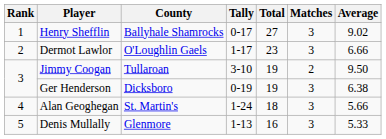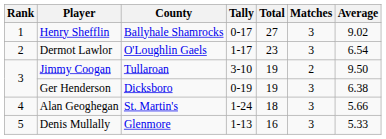(358, 50) 6.66 -> (358, 50) 6.54
